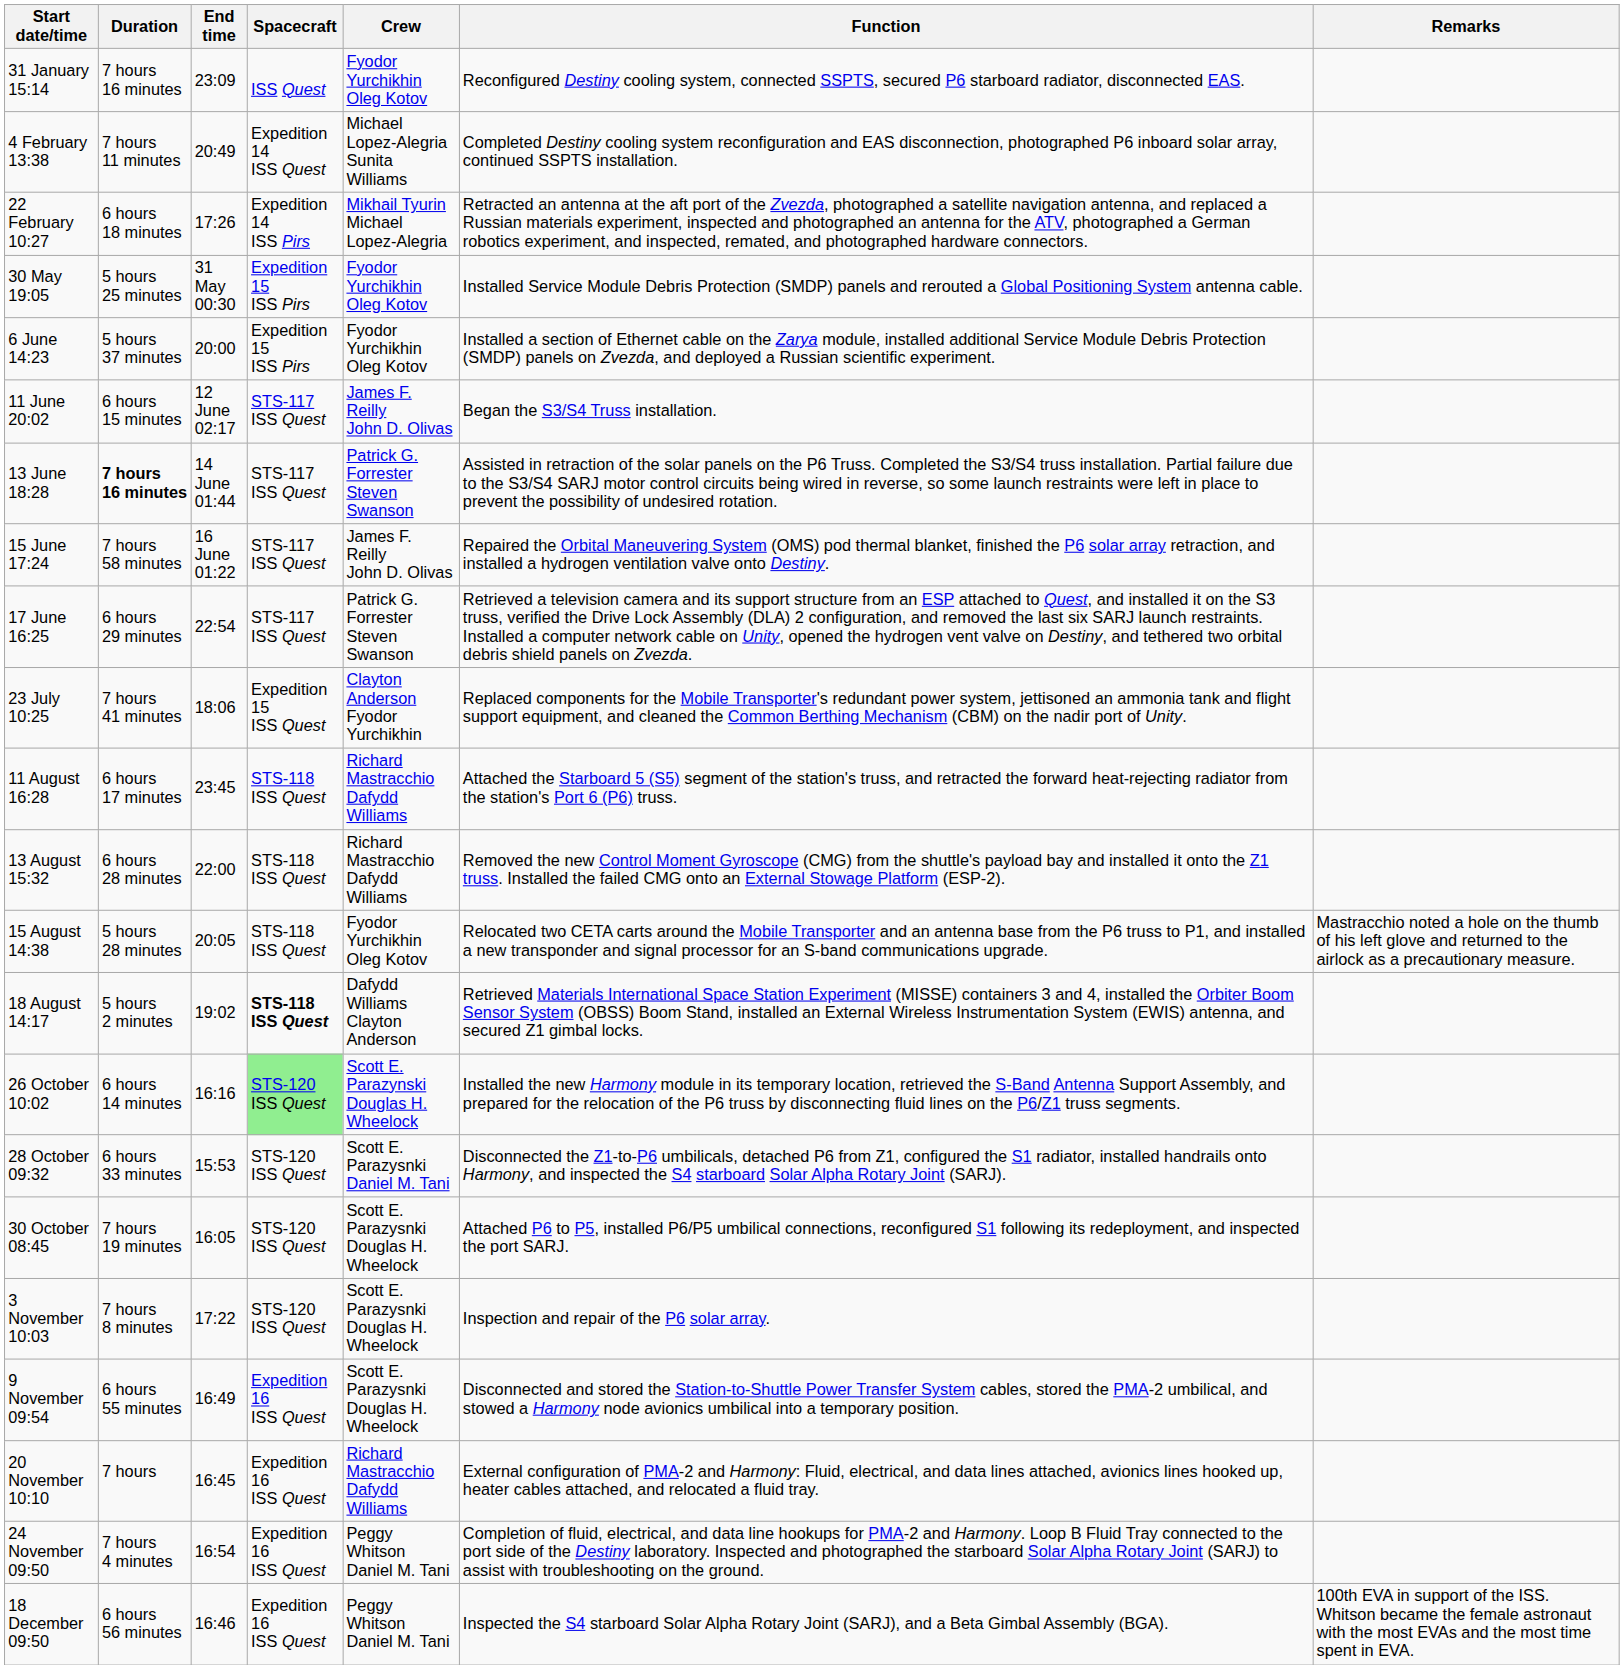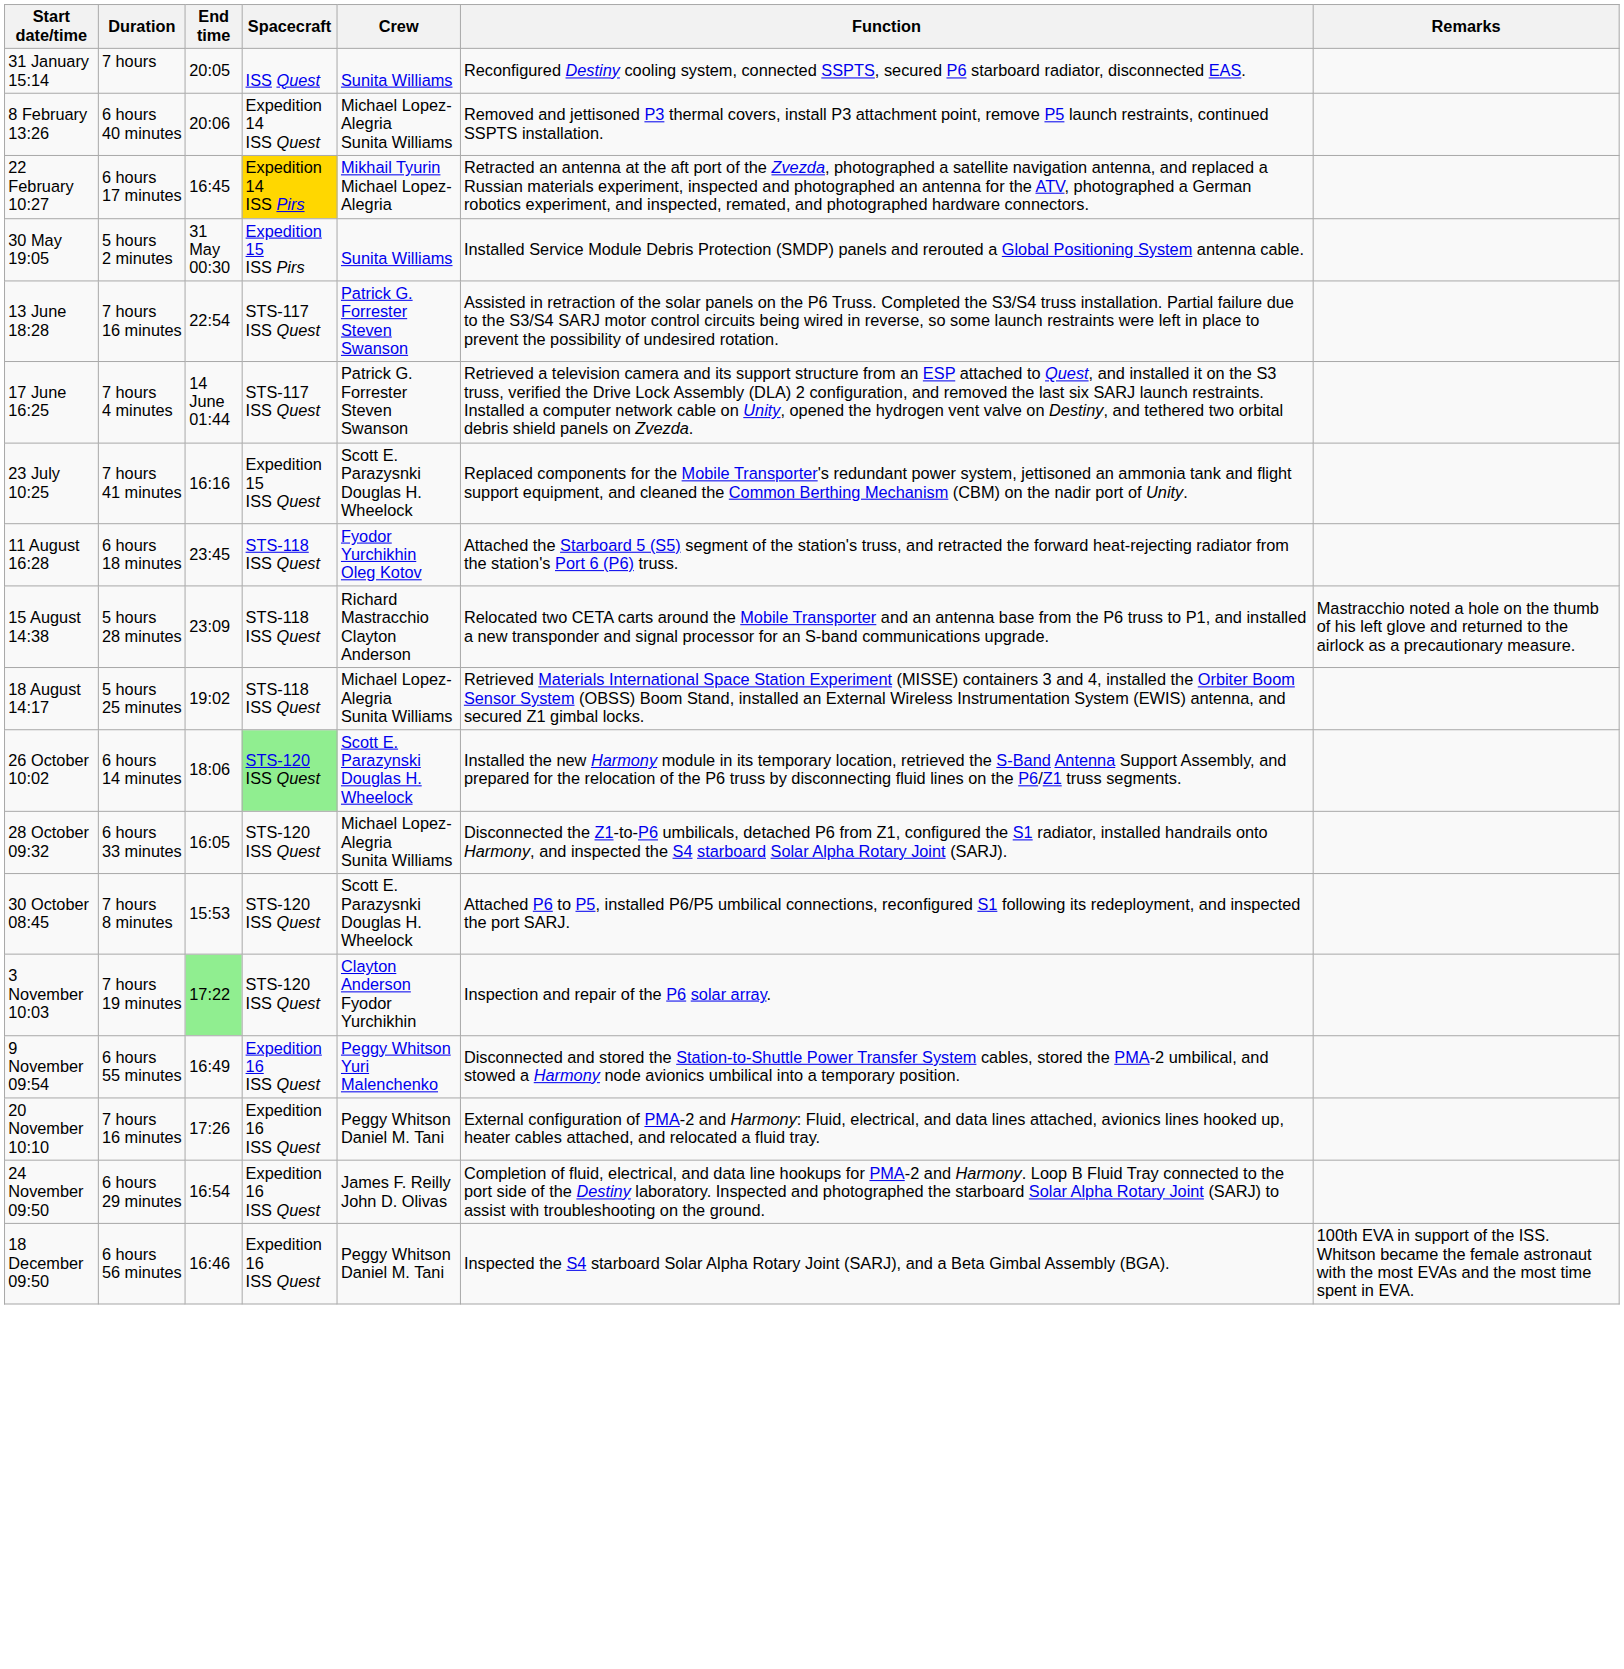(142, 80) 7 hours 16 minutes -> (129, 70) 7 hours
(215, 80) 23:09 -> (210, 70) 20:05
(387, 80) Fyodor Yurchikhin Oleg Kotov -> (397, 80) Sunita Williams
- row: (48, 151)
+ row: (48, 124)
(142, 223) 6 hours 18 minutes -> (142, 186) 6 hours 17 minutes
(215, 223) 17:26 -> (210, 186) 16:45
(289, 223) no background -> (284, 186) gold background
(142, 286) 5 hours 25 minutes -> (137, 249) 5 hours 2 minutes
(387, 286) Fyodor Yurchikhin Oleg Kotov -> (397, 258) Sunita Williams
- row: (33, 348)
- row: (37, 411)
(145, 483) bold -> (142, 321) normal
(215, 483) 14 June 01:44 -> (210, 321) 22:54
- row: (37, 554)
(142, 626) 6 hours 29 minutes -> (137, 402) 7 hours 4 minutes
(215, 626) 22:54 -> (210, 402) 14 June 01:44
(215, 707) 18:06 -> (210, 483) 16:16
(384, 707) Clayton Anderson Fyodor Yurchikhin -> (381, 483) Scott E. Parazysnki Douglas H. Wheelock
(142, 788) 6 hours 17 minutes -> (142, 554) 6 hours 18 minutes
(390, 788) Richard Mastracchio Dafydd Williams -> (381, 554) Fyodor Yurchikhin Oleg Kotov
- row: (45, 869)
(215, 941) 20:05 -> (210, 626) 23:09
(387, 941) Fyodor Yurchikhin Oleg Kotov -> (385, 626) Richard Mastracchio Clayton Anderson
(137, 1013) 5 hours 2 minutes -> (142, 698) 5 hours 25 minutes
(290, 1013) bold -> (283, 698) normal
(381, 1013) Dafydd Williams Clayton Anderson -> (397, 698) Michael Lopez-Alegria Sunita Williams
(215, 1094) 16:16 -> (210, 770) 18:06
(215, 1165) 15:53 -> (210, 842) 16:05
(398, 1165) Scott E. Parazysnki Daniel M. Tani -> (397, 842) Michael Lopez-Alegria Sunita Williams
(142, 1237) 7 hours 19 minutes -> (137, 913) 7 hours 8 minutes
(215, 1237) 16:05 -> (210, 913) 15:53
(137, 1318) 7 hours 8 minutes -> (142, 994) 7 hours 19 minutes
(215, 1318) no background -> (210, 994) lightgreen background
(387, 1318) Scott E. Parazysnki Douglas H. Wheelock -> (379, 994) Clayton Anderson Fyodor Yurchikhin
(387, 1399) Scott E. Parazysnki Douglas H. Wheelock -> (396, 1066) Peggy Whitson Yuri Malenchenko
(129, 1480) 7 hours -> (142, 1129) 7 hours 16 minutes
(215, 1480) 16:45 -> (210, 1129) 17:26
(390, 1480) Richard Mastracchio Dafydd Williams -> (396, 1129) Peggy Whitson Daniel M. Tani
(137, 1552) 7 hours 4 minutes -> (142, 1191) 6 hours 29 minutes
(398, 1552) Peggy Whitson Daniel M. Tani -> (396, 1191) James F. Reilly John D. Olivas
